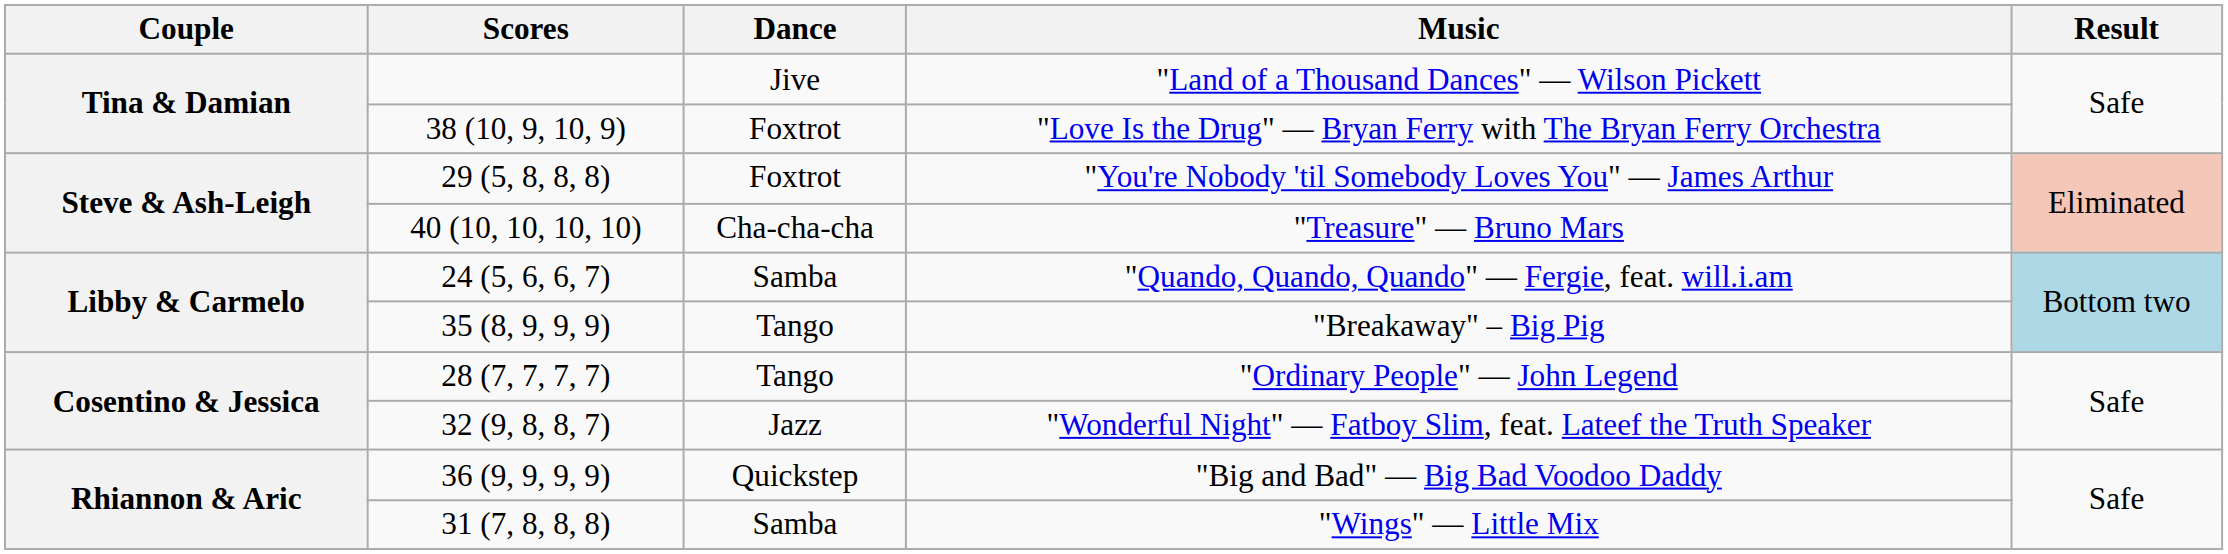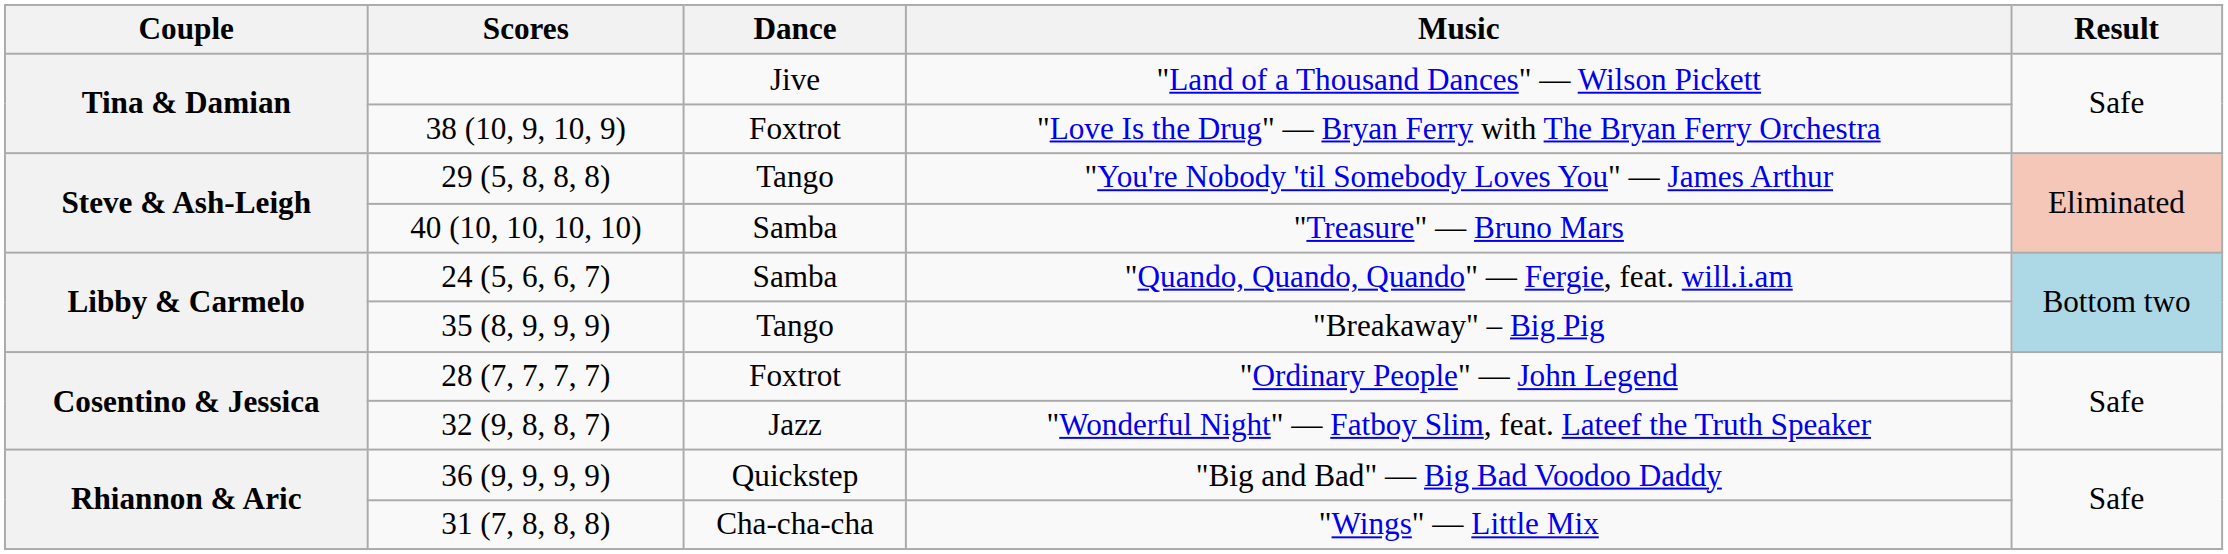(795, 177) Foxtrot -> (795, 177) Tango
(795, 227) Cha-cha-cha -> (795, 227) Samba
(795, 375) Tango -> (795, 375) Foxtrot
(795, 524) Samba -> (795, 524) Cha-cha-cha
